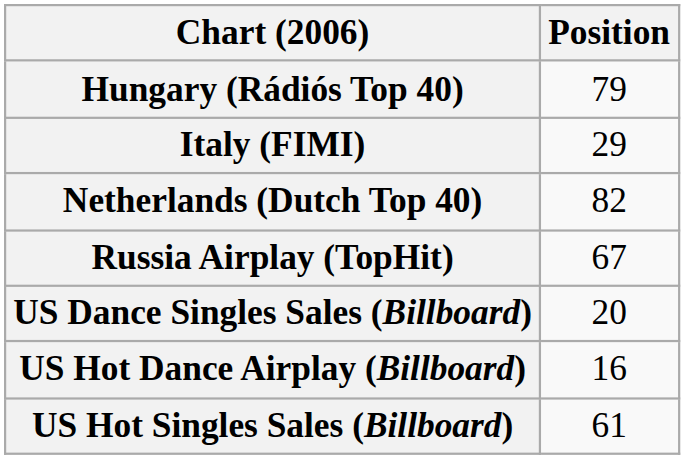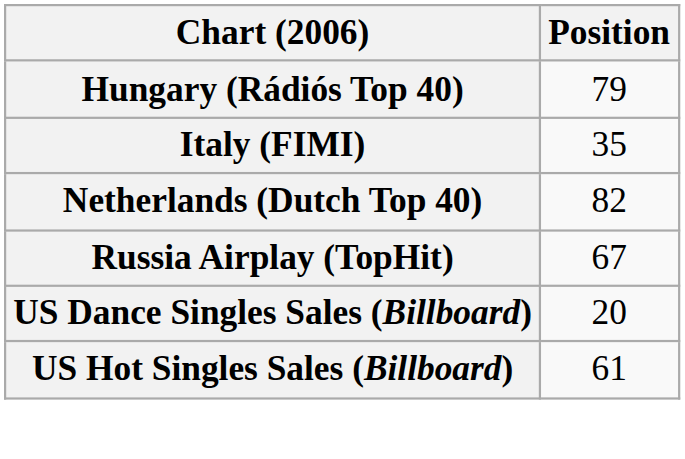(609, 144) 29 -> (609, 144) 35
- row: (273, 369)
